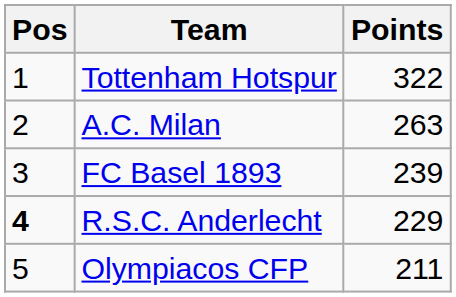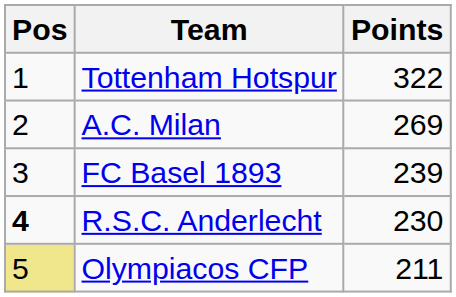(418, 125) 263 -> (418, 125) 269
(418, 221) 229 -> (418, 221) 230
(20, 269) no background -> (20, 269) khaki background
